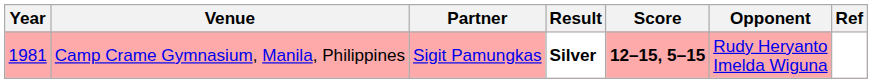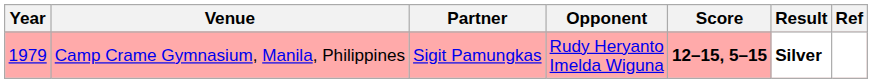columns swapped: (770, 19) <-> (576, 19)
(28, 55) 1981 -> (28, 55) 1979
